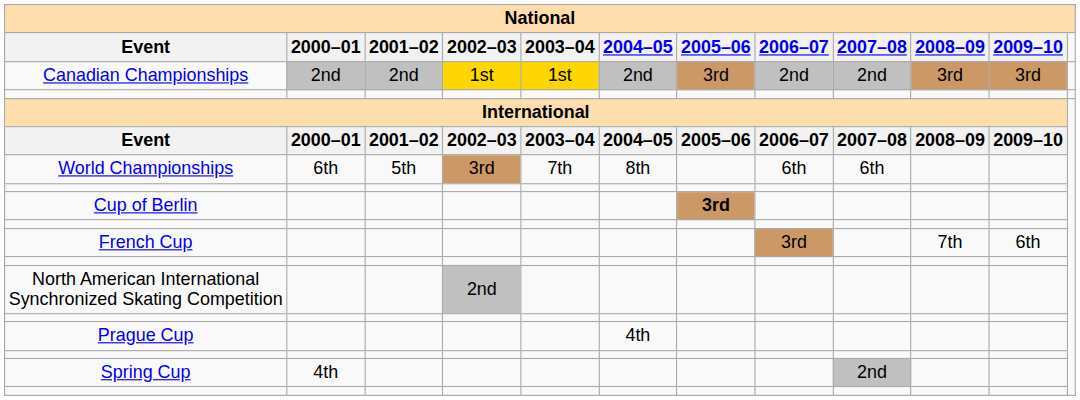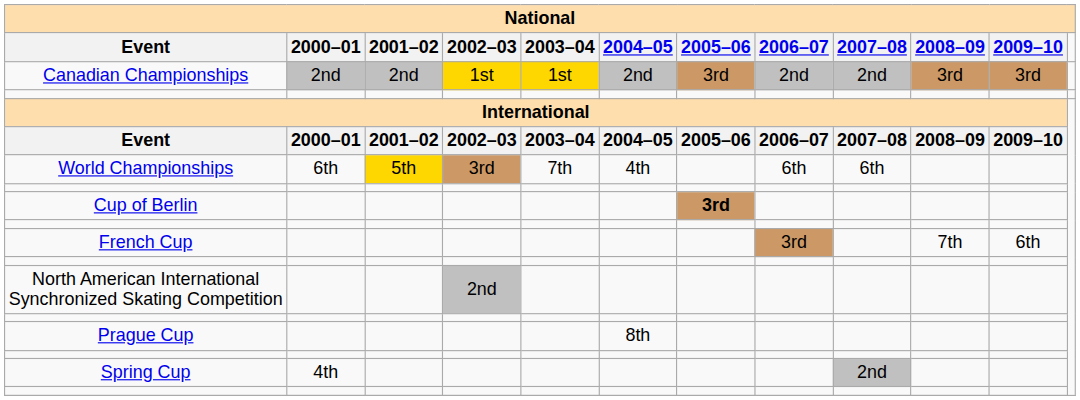(404, 169) no background -> (404, 169) gold background
(638, 169) 8th -> (638, 169) 4th
(638, 335) 4th -> (638, 335) 8th
